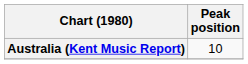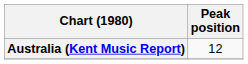(215, 48) 10 -> (215, 48) 12
